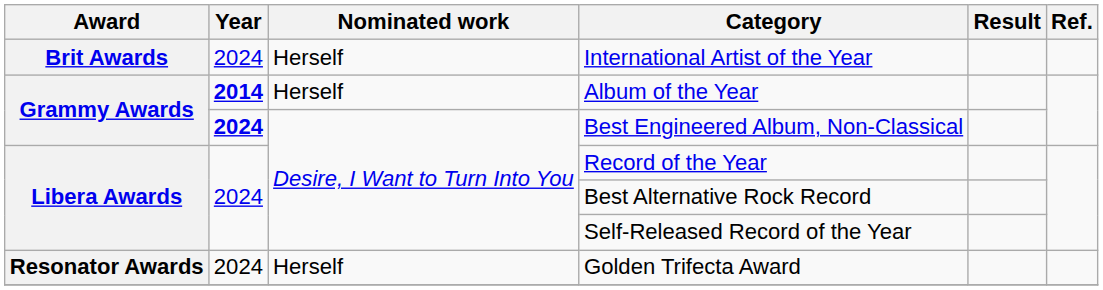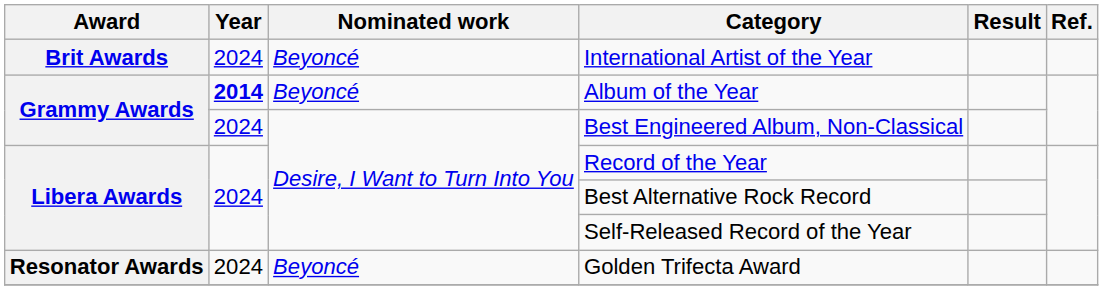(308, 57) Herself -> (316, 57) Beyoncé
(308, 92) Herself -> (316, 92) Beyoncé
(238, 127) bold -> (238, 127) normal
(308, 267) Herself -> (316, 267) Beyoncé
